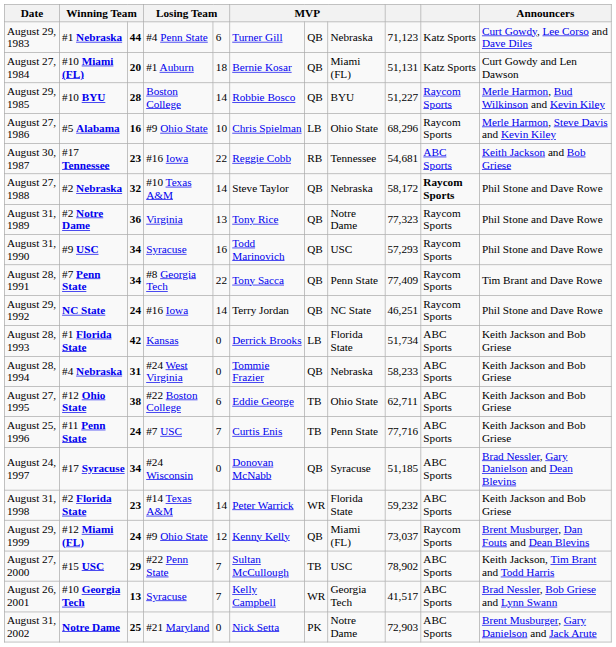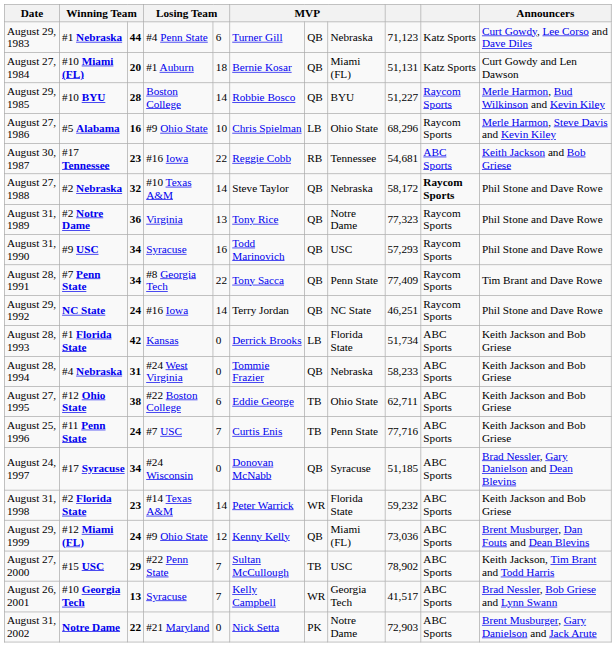(403, 535) 73,037 -> (403, 535) 73,036
(442, 535) Raycom Sports -> (438, 535) ABC Sports
(135, 626) 25 -> (135, 626) 22
